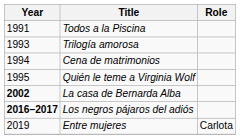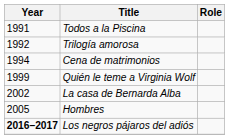(18, 45) 1993 -> (18, 45) 1992
(18, 77) 1995 -> (18, 77) 1999
(18, 93) bold -> (18, 93) normal
+ row: (83, 110)
- row: (95, 126)
